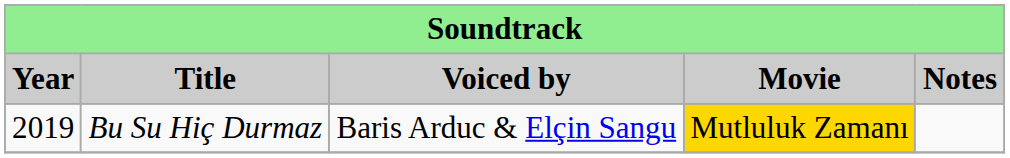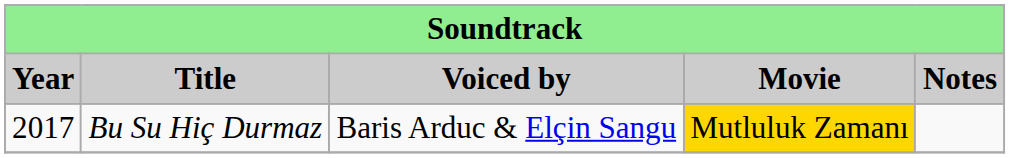(43, 127) 2019 -> (43, 127) 2017
